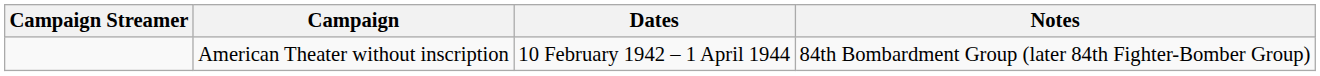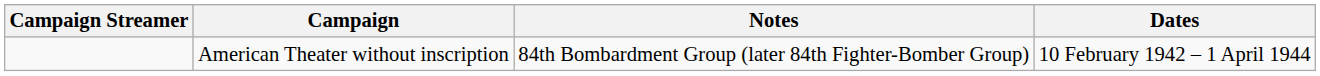columns swapped: (654, 20) <-> (1055, 20)
